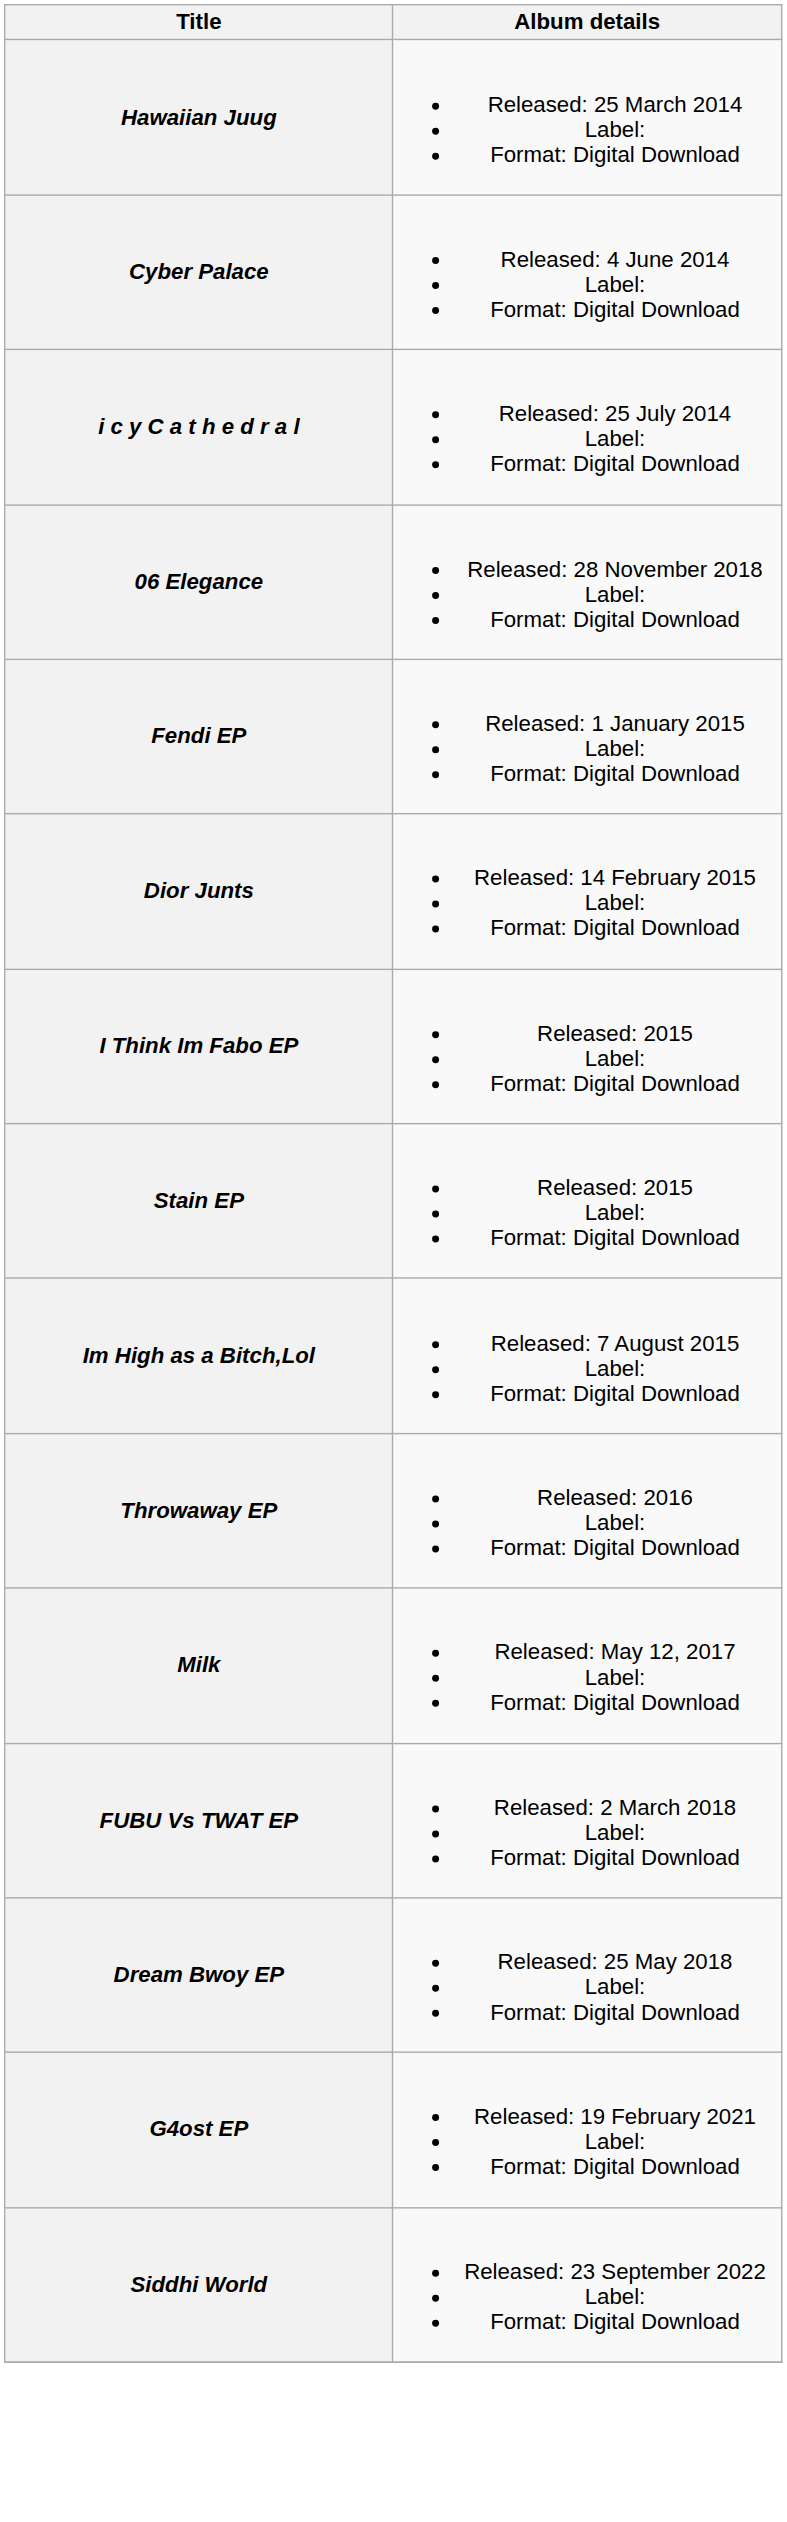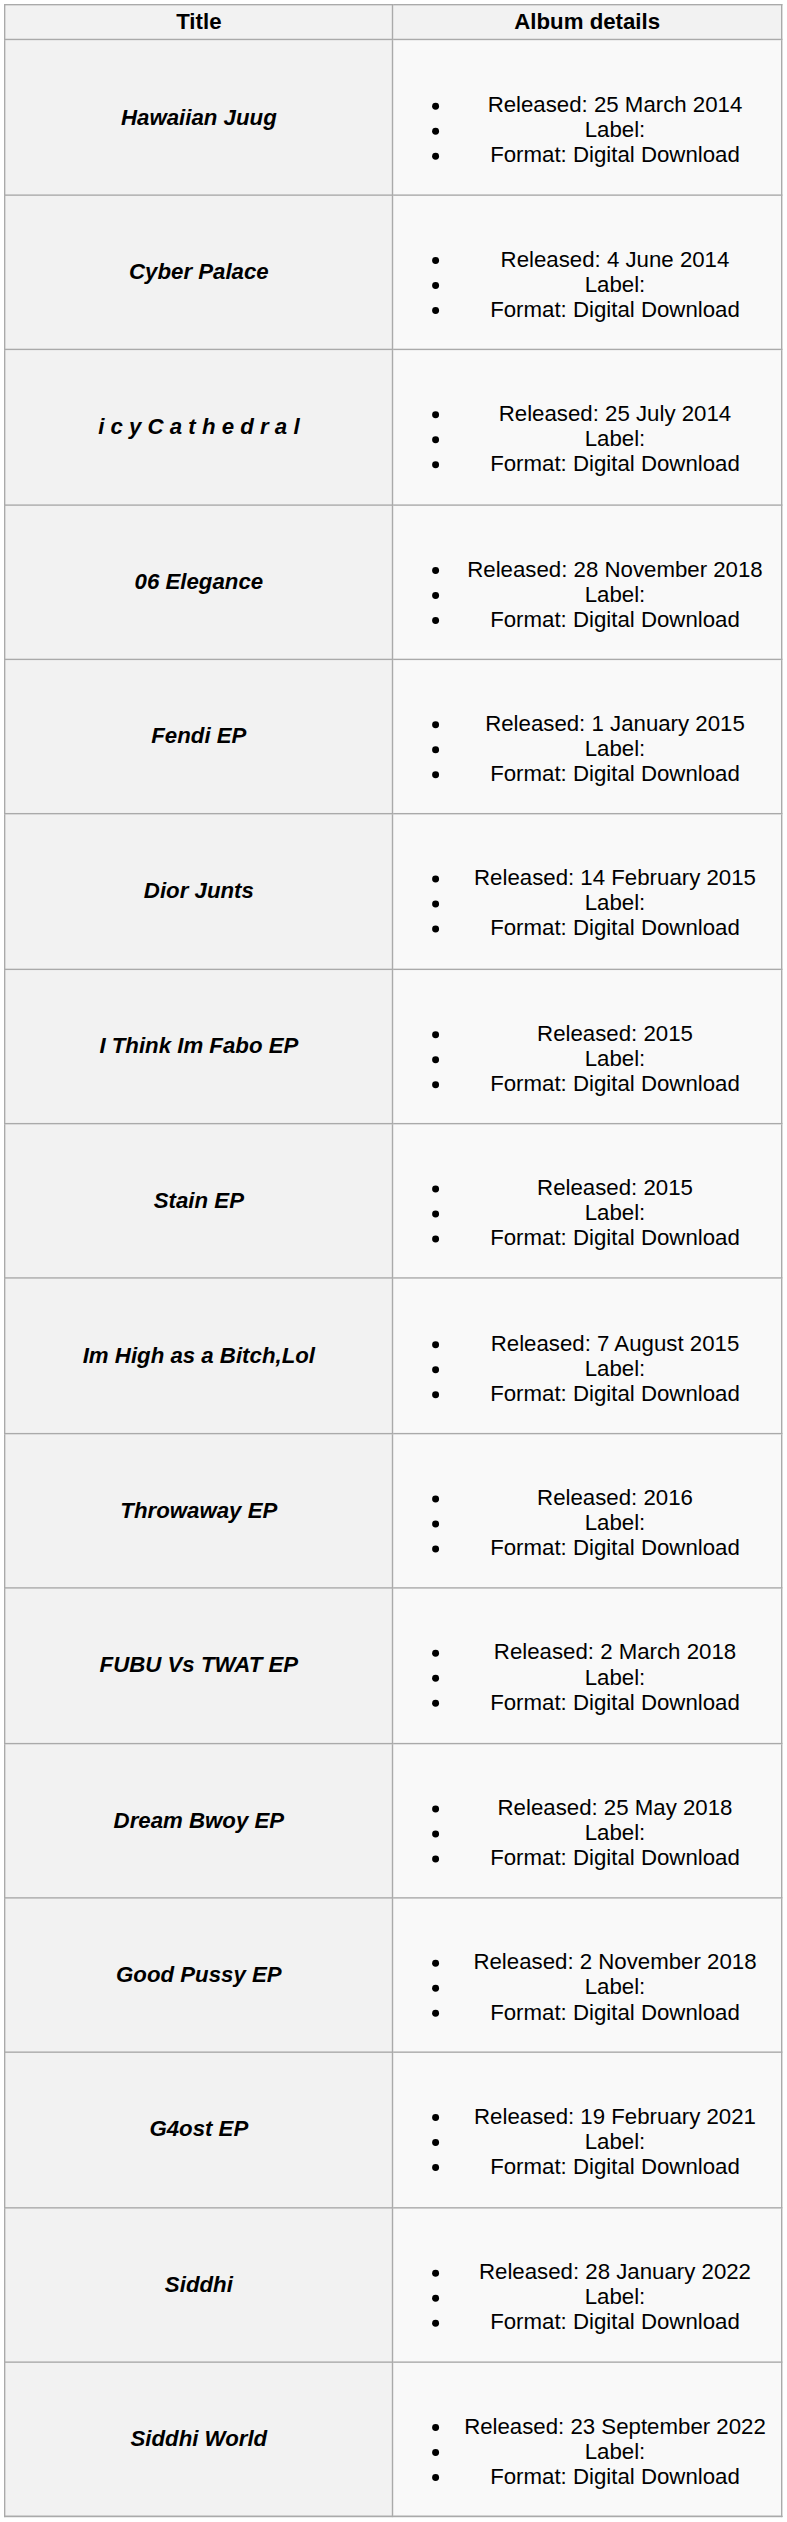- row: (199, 1665)
+ row: (199, 1974)
+ row: (199, 2284)
